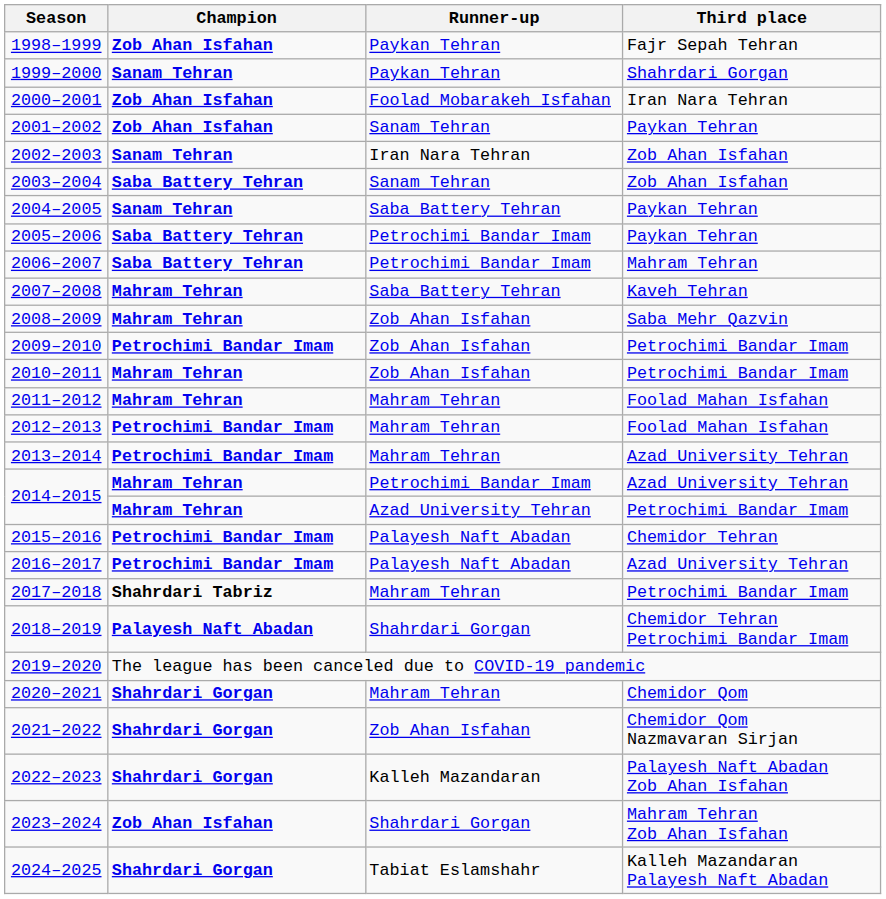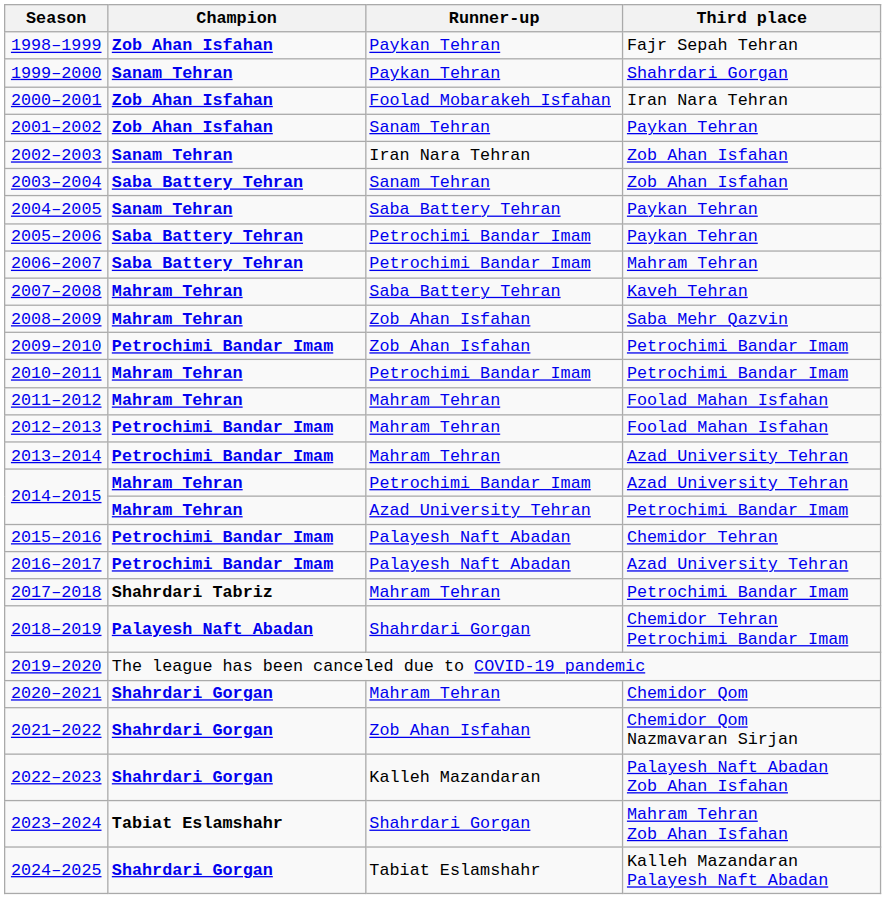(450, 374) Zob Ahan Isfahan -> (480, 374) Petrochimi Bandar Imam
(192, 824) Zob Ahan Isfahan -> (197, 824) Tabiat Eslamshahr
